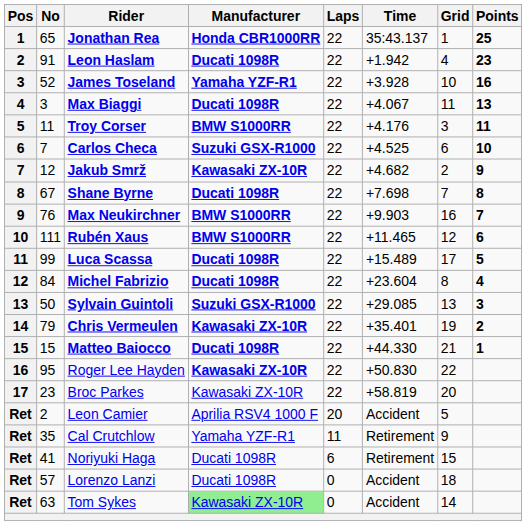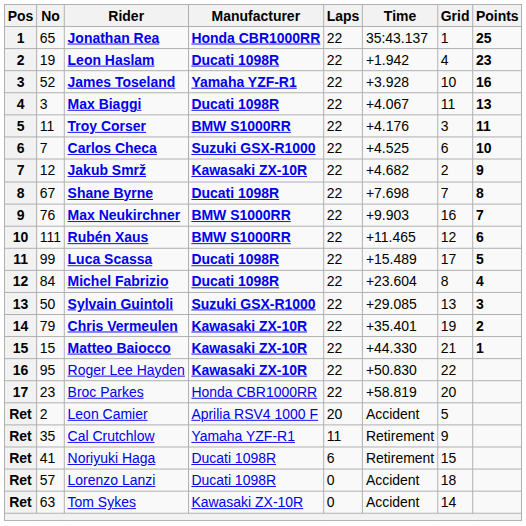(48, 60) 91 -> (48, 60) 19
(235, 348) Ducati 1098R -> (249, 348) Kawasaki ZX-10R
(247, 392) Kawasaki ZX-10R -> (254, 392) Honda CBR1000RR
(247, 503) lightgreen background -> (247, 503) no background
